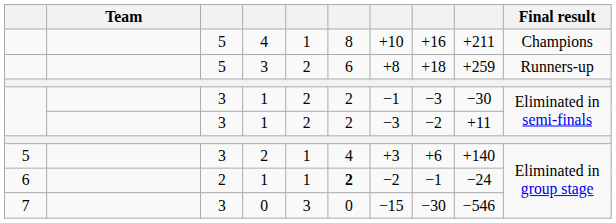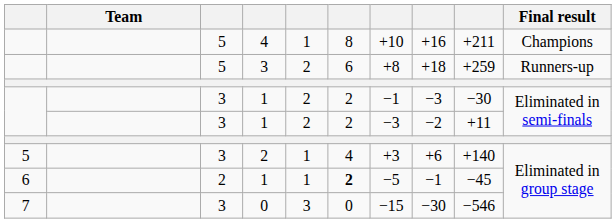(391, 180) −2 -> (391, 180) −5
(479, 180) −24 -> (479, 180) −45
